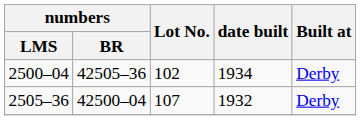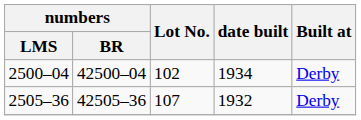(112, 73) 42505–36 -> (112, 73) 42500–04
(112, 100) 42500–04 -> (112, 100) 42505–36
